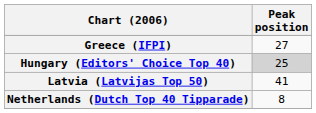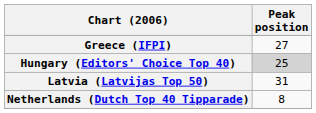(282, 81) 41 -> (282, 81) 31
